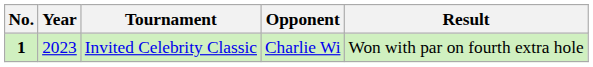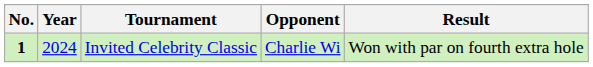(59, 47) 2023 -> (59, 47) 2024
